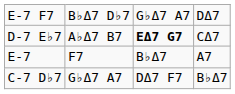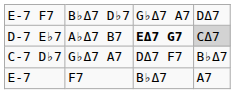(208, 36) no background -> (208, 36) lightgrey background
rows swapped: (35, 78) <-> (19, 57)
